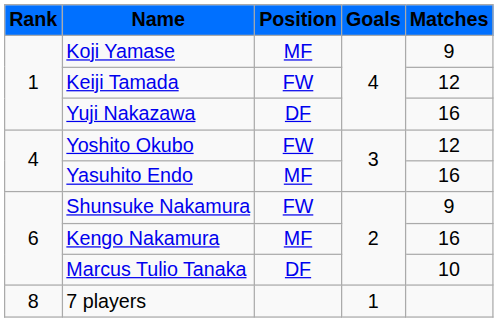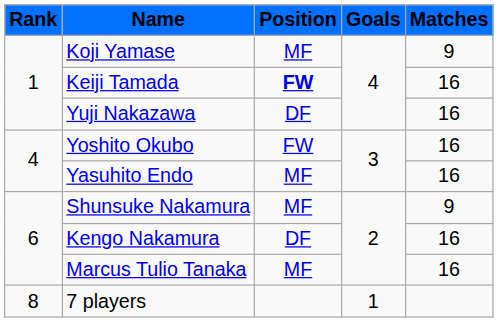(298, 82) normal -> (298, 82) bold
(449, 82) 12 -> (449, 82) 16
(449, 144) 12 -> (449, 144) 16
(298, 207) FW -> (298, 207) MF
(298, 238) MF -> (298, 238) DF
(298, 269) DF -> (298, 269) MF
(449, 269) 10 -> (449, 269) 16
